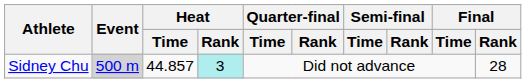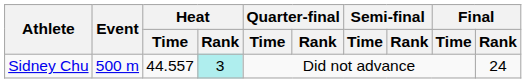(117, 66) lightgrey background -> (117, 66) no background
(170, 66) 44.857 -> (170, 66) 44.557
(498, 66) 28 -> (498, 66) 24
